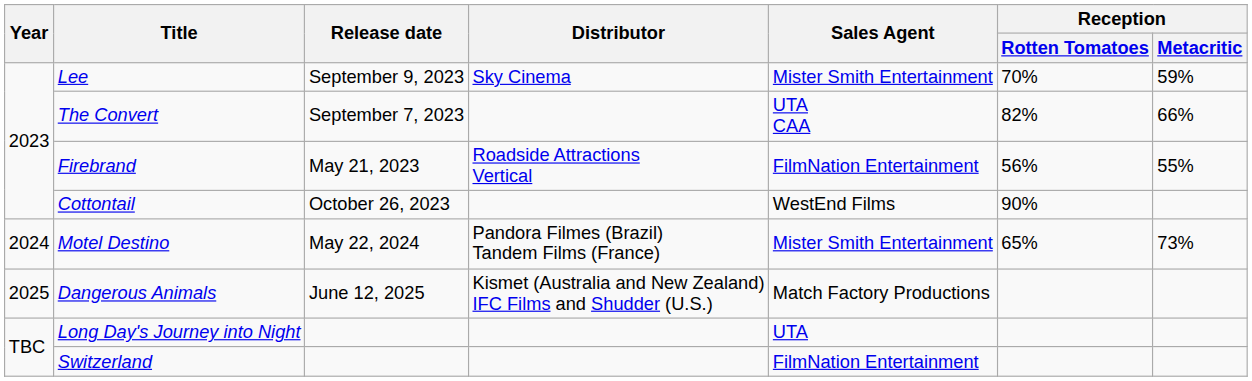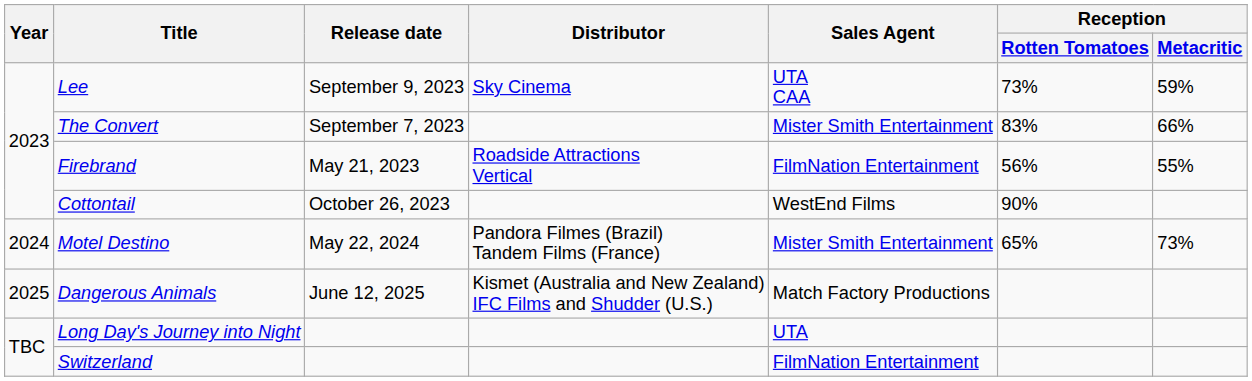(883, 76) Mister Smith Entertainment -> (792, 87) UTA CAA
(1019, 76) 70% -> (1019, 87) 73%
(792, 116) UTA CAA -> (883, 126) Mister Smith Entertainment
(1019, 116) 82% -> (1019, 126) 83%
